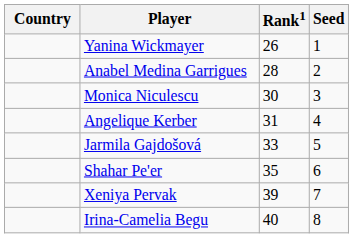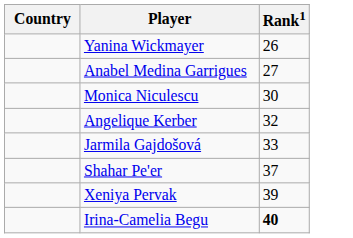- column: (329, 19)
(270, 70) 28 -> (270, 70) 27
(270, 120) 31 -> (270, 120) 32
(270, 170) 35 -> (270, 170) 37
(270, 220) normal -> (270, 220) bold
